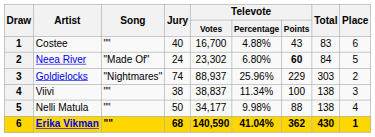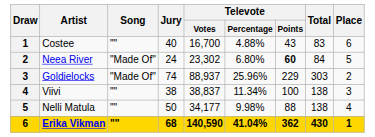(133, 76) "Nightmares" -> (133, 76) "Made Of"
